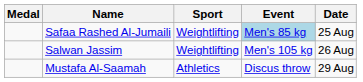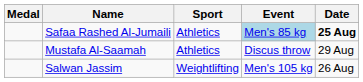(208, 32) Weightlifting -> (198, 32) Athletics
(336, 32) normal -> (337, 32) bold
rows swapped: (84, 50) <-> (96, 69)
